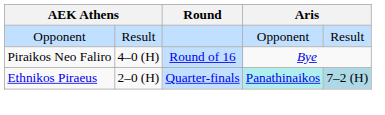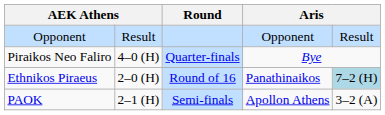(203, 57) Round of 16 -> (203, 57) Quarter-finals
(203, 78) Quarter-finals -> (203, 78) Round of 16
(283, 78) paleturquoise background -> (283, 78) no background
+ row: (25, 99)
